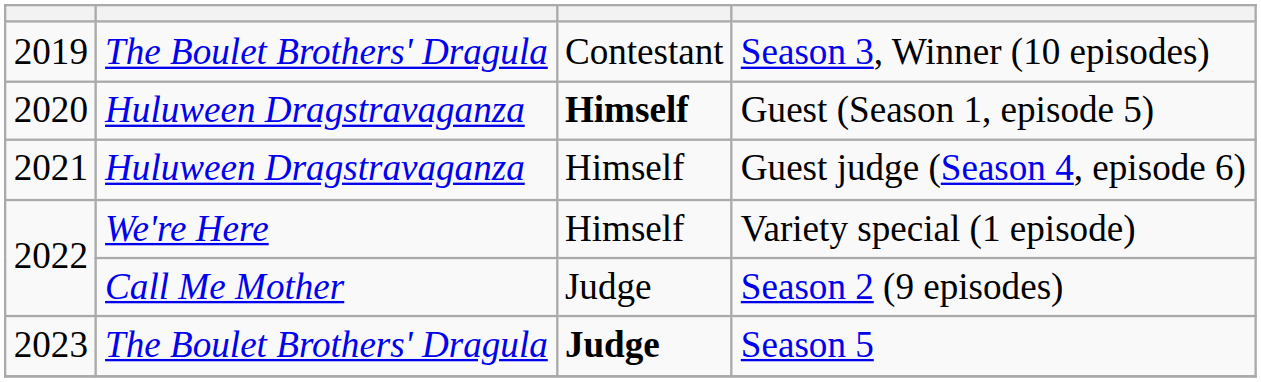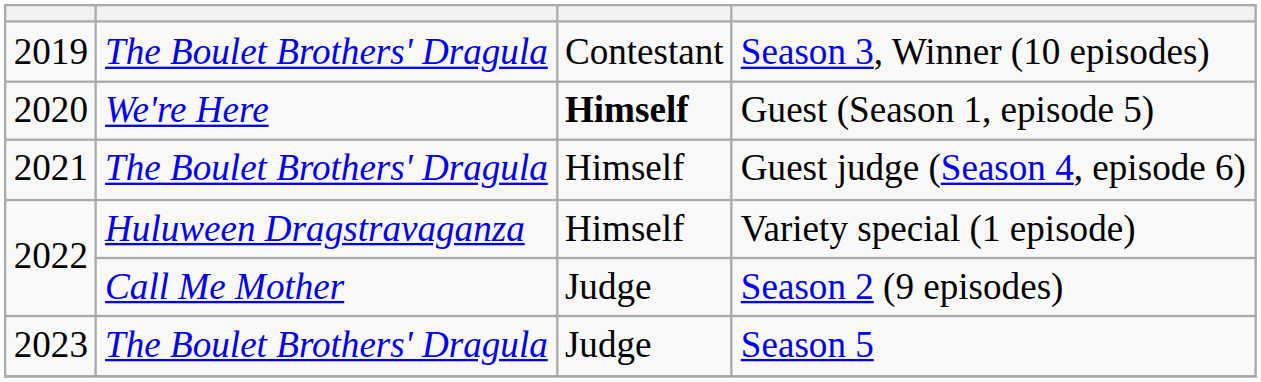(315, 109) Huluween Dragstravaganza -> (187, 109) We're Here
(315, 168) Huluween Dragstravaganza -> (326, 168) The Boulet Brothers' Dragula
(187, 227) We're Here -> (315, 227) Huluween Dragstravaganza
(612, 345) bold -> (608, 345) normal
